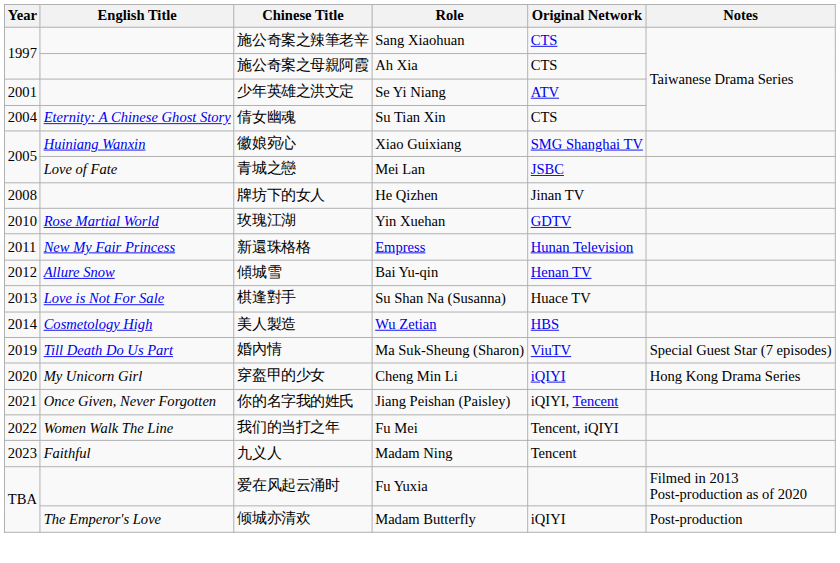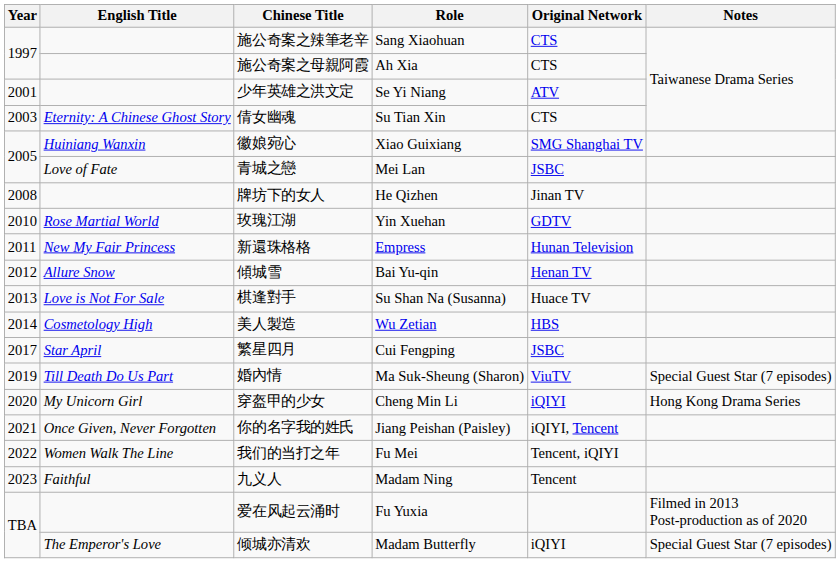(22, 117) 2004 -> (22, 117) 2003
+ row: (267, 349)
(696, 518) Post-production -> (741, 544) Special Guest Star (7 episodes)
